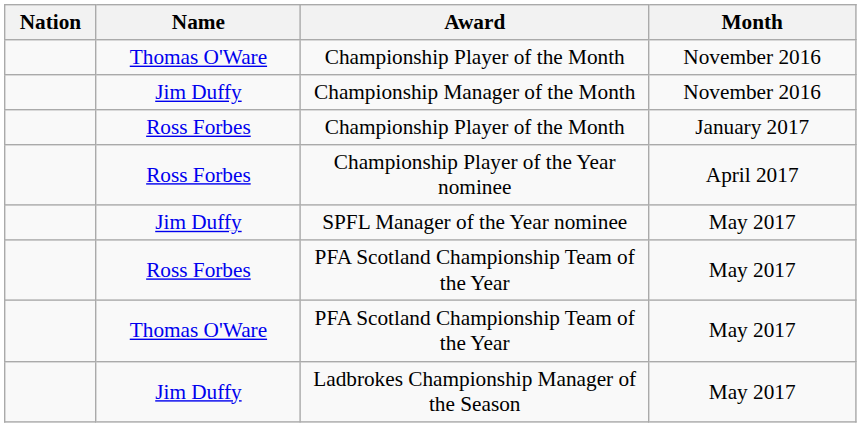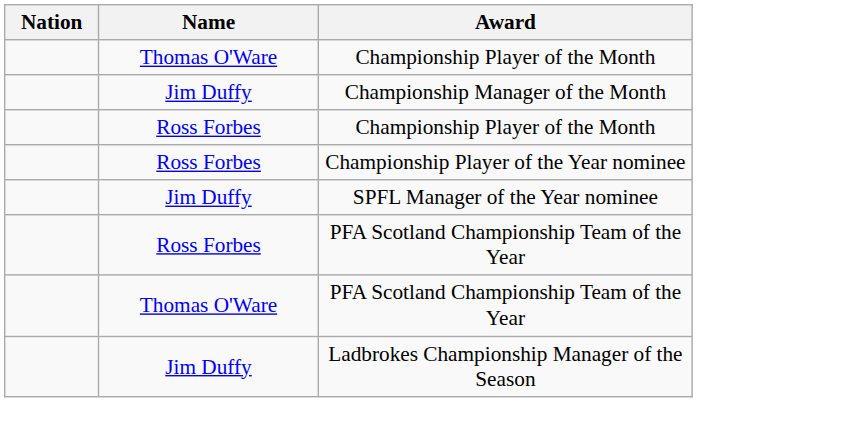- column: (752, 22)
